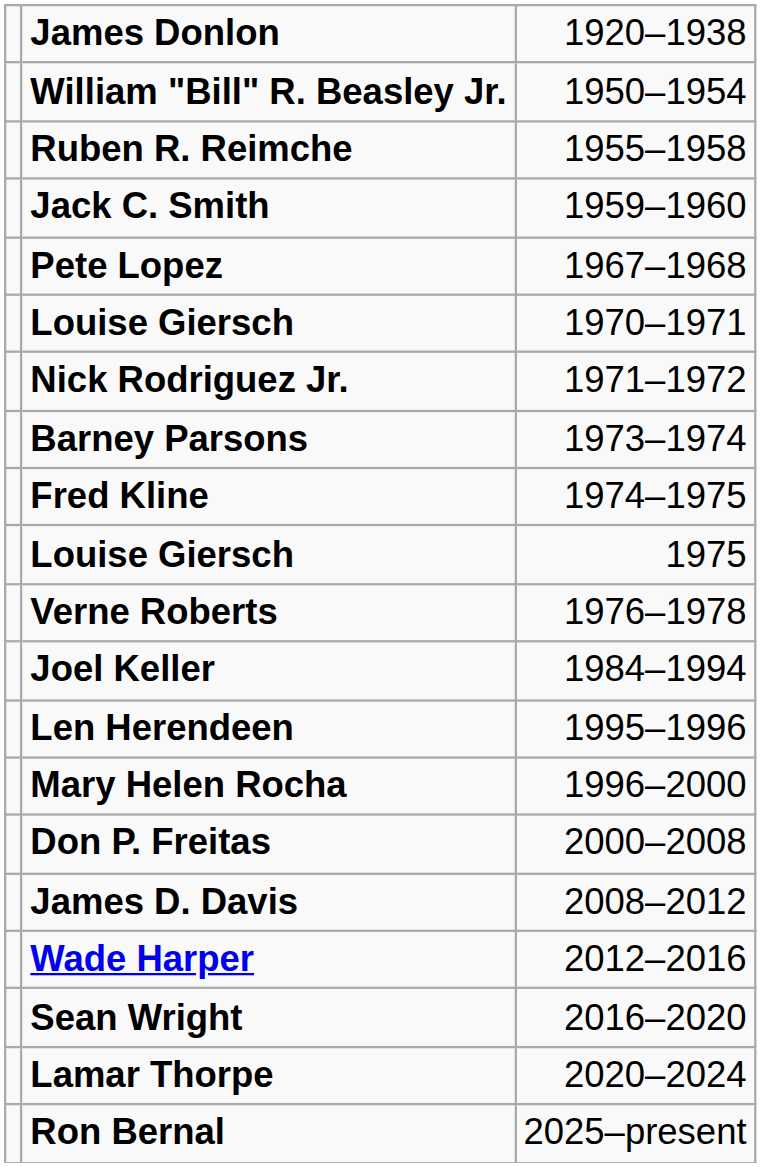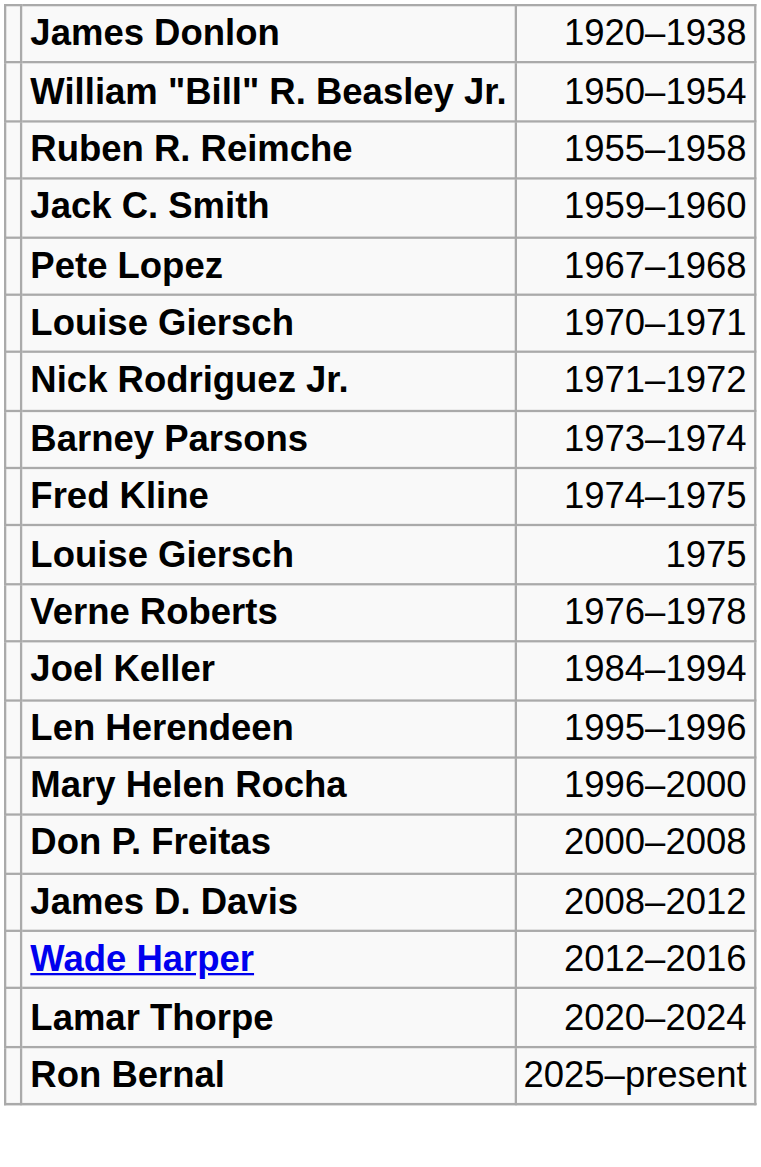- row: (136, 1016)
